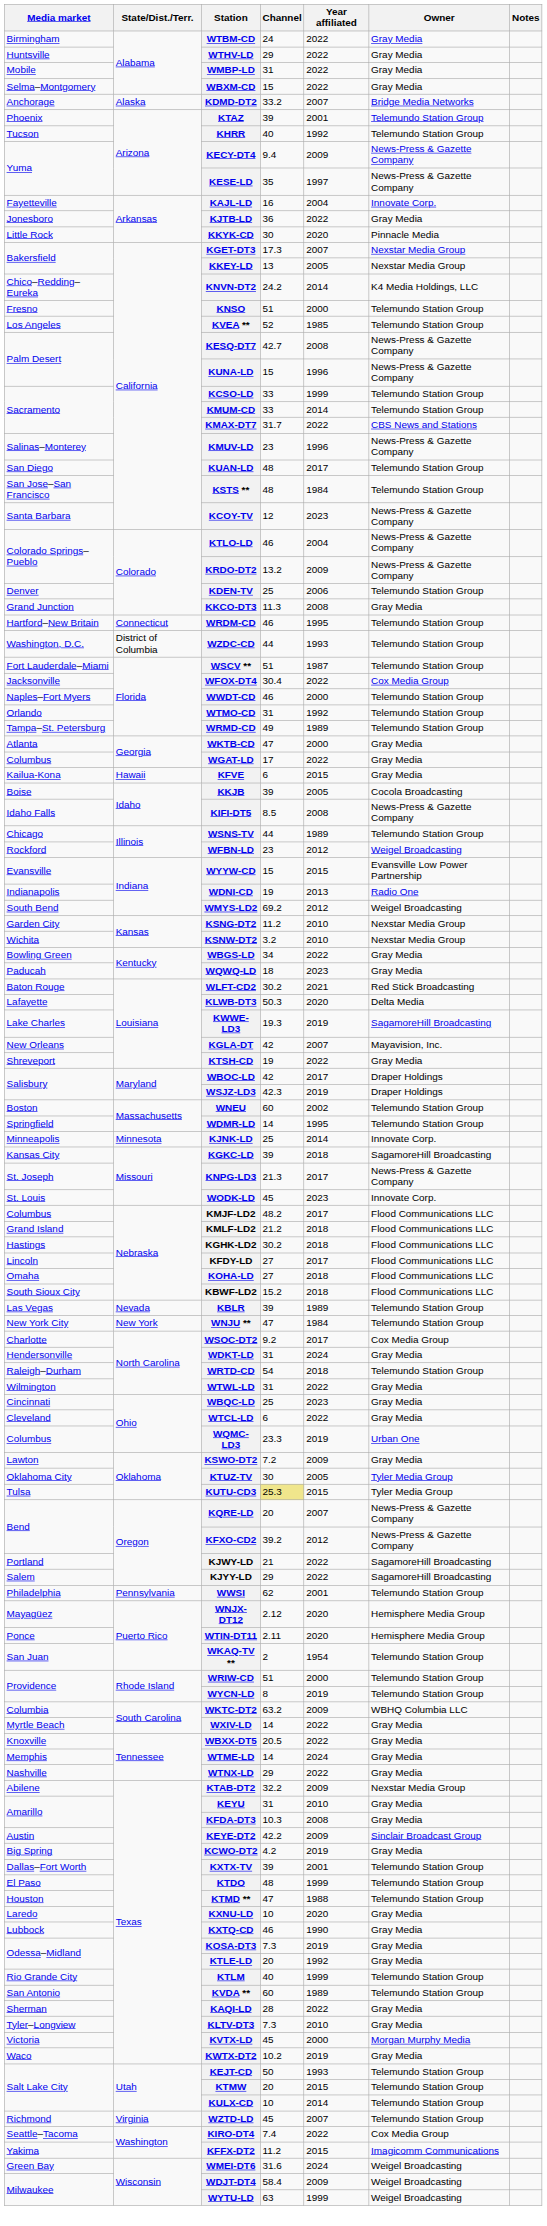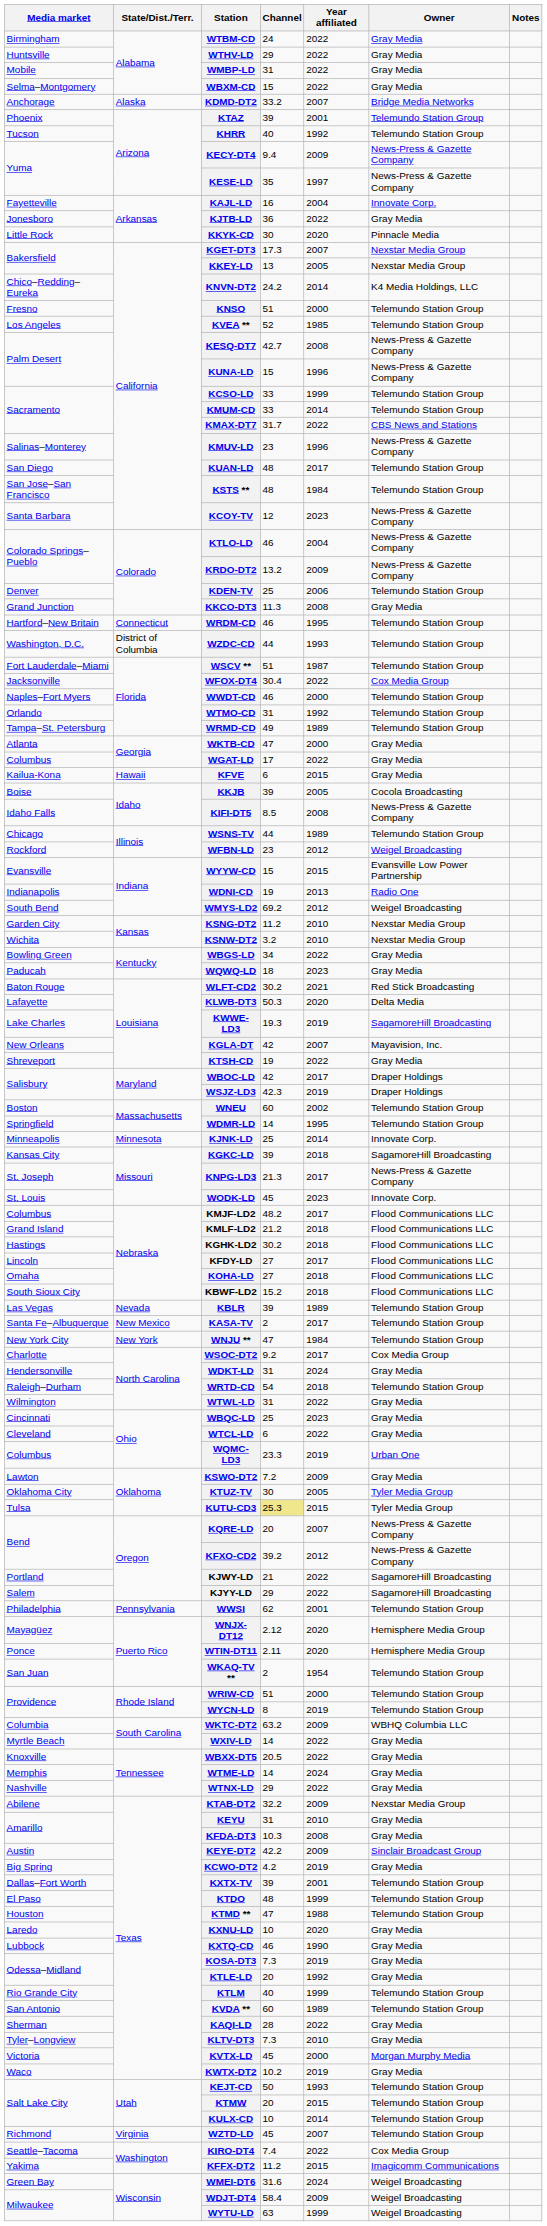+ row: (231, 1323)
